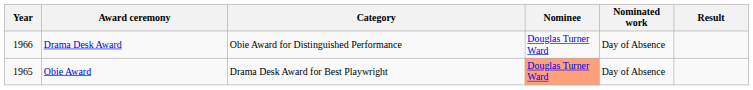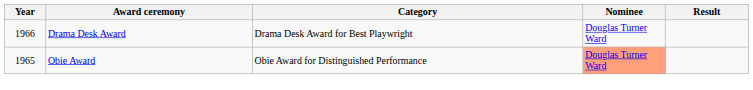- column: (637, 17)
(316, 44) Obie Award for Distinguished Performance -> (334, 33) Drama Desk Award for Best Playwright
(309, 71) Drama Desk Award for Best Playwright -> (341, 60) Obie Award for Distinguished Performance
